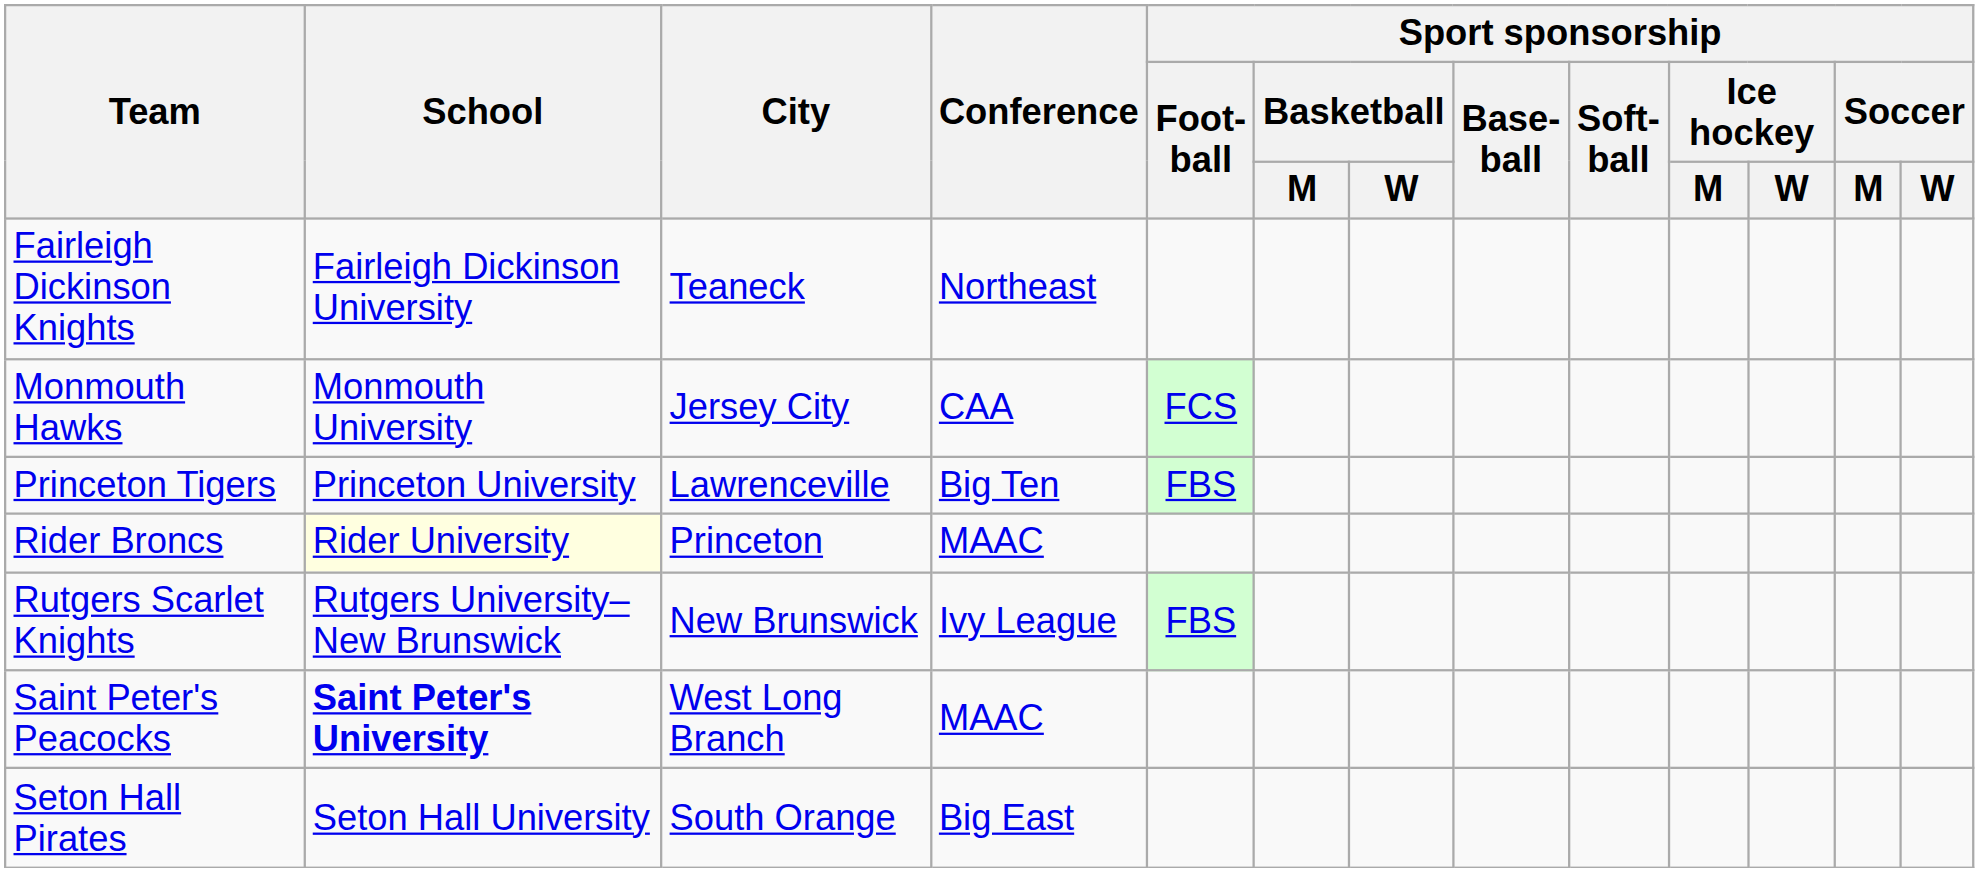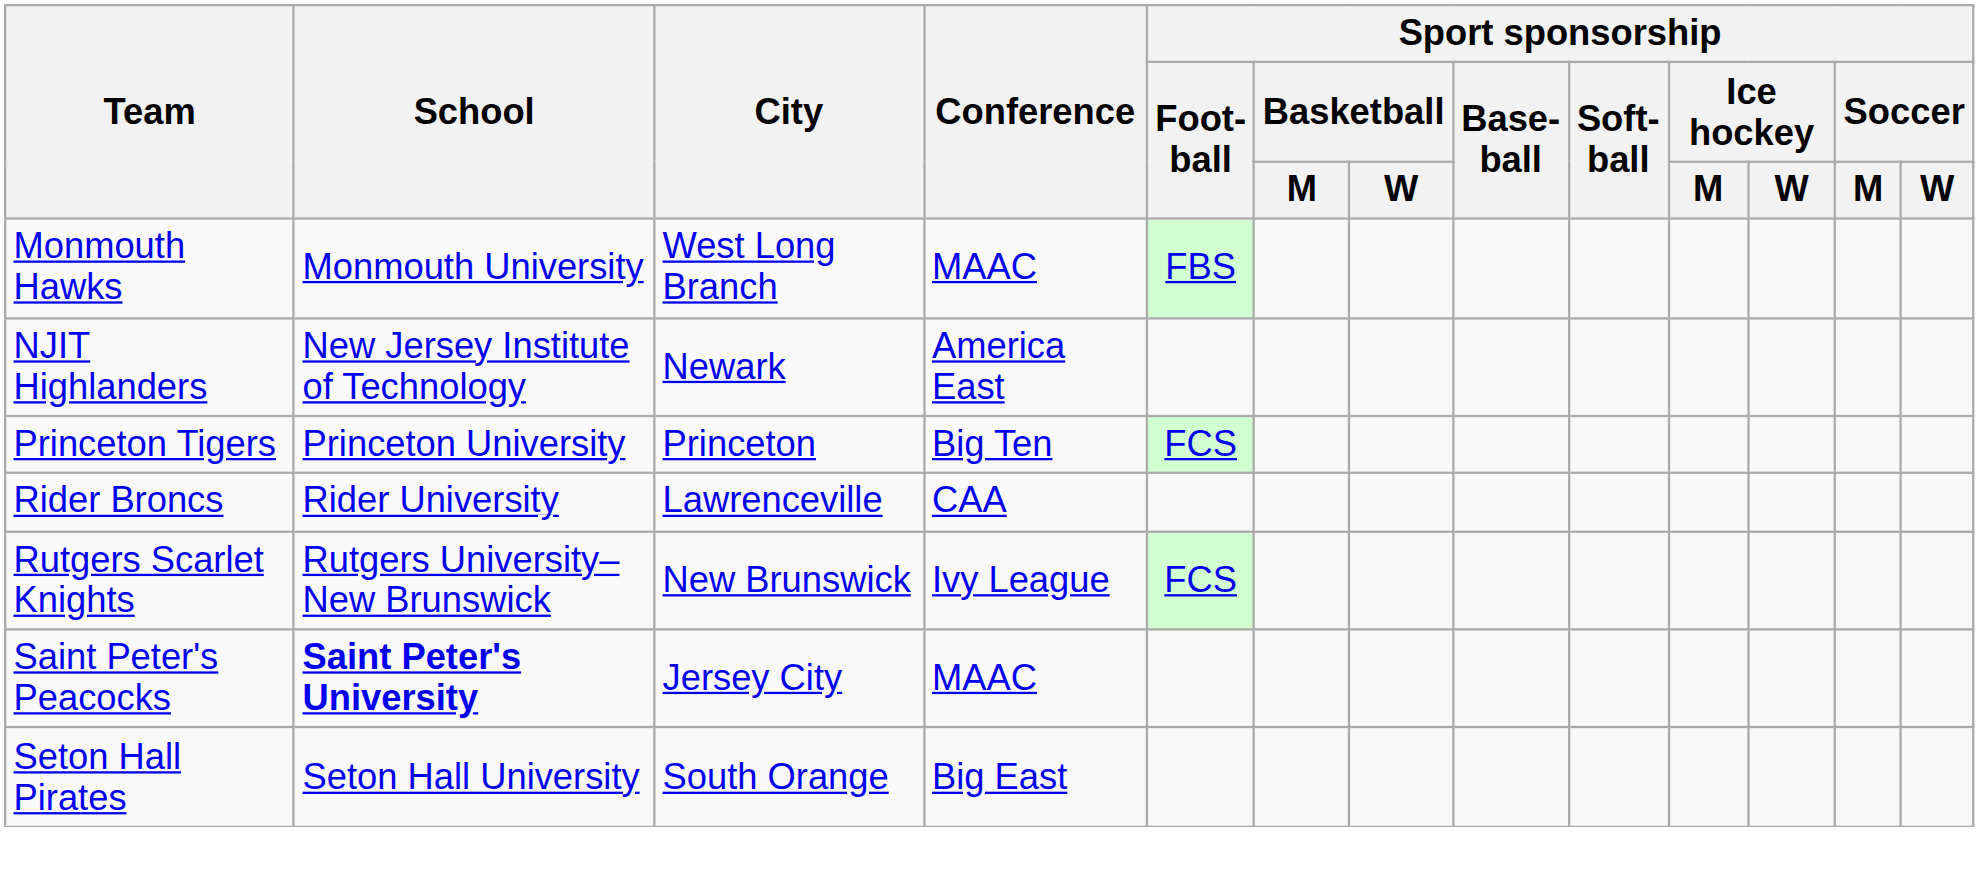- row: (92, 287)
(759, 406) Jersey City -> (749, 267) West Long Branch
(976, 406) CAA -> (984, 267) MAAC
(1201, 406) FCS -> (1201, 267) FBS
+ row: (110, 365)
(780, 484) Lawrenceville -> (739, 443) Princeton
(1201, 484) FBS -> (1201, 443) FCS
(441, 542) lightyellow background -> (431, 501) no background
(746, 542) Princeton -> (773, 501) Lawrenceville
(991, 542) MAAC -> (969, 501) CAA
(1201, 620) FBS -> (1201, 579) FCS
(756, 718) West Long Branch -> (752, 677) Jersey City
